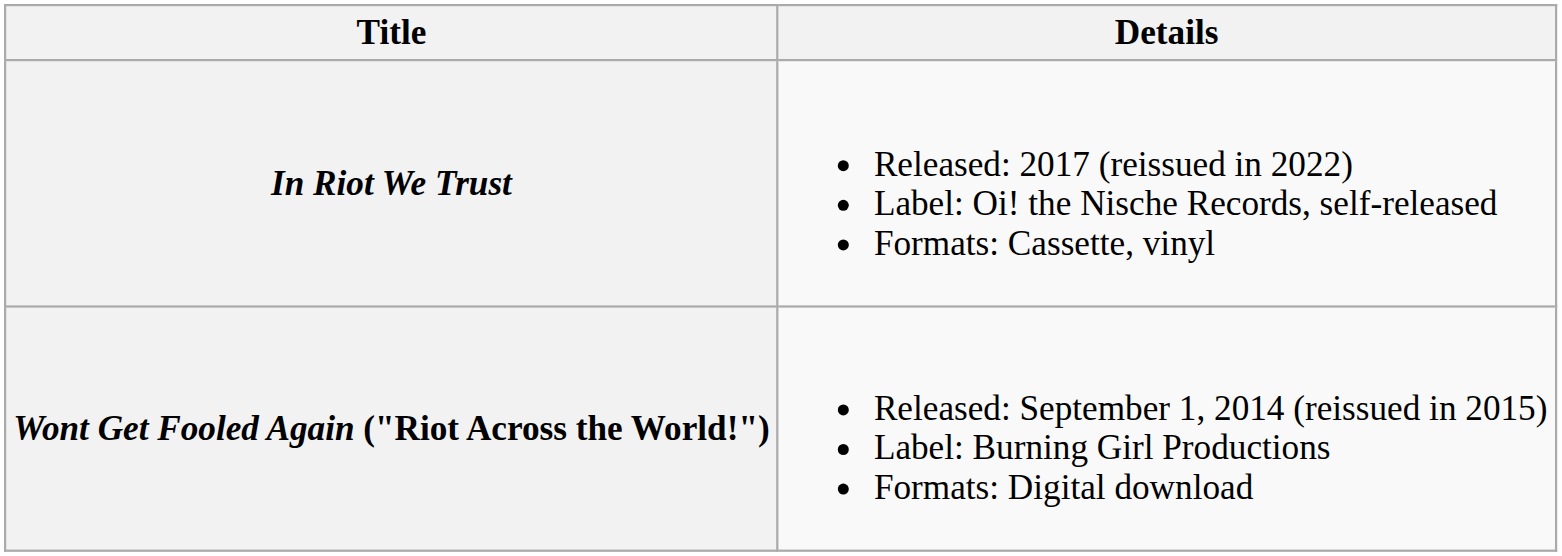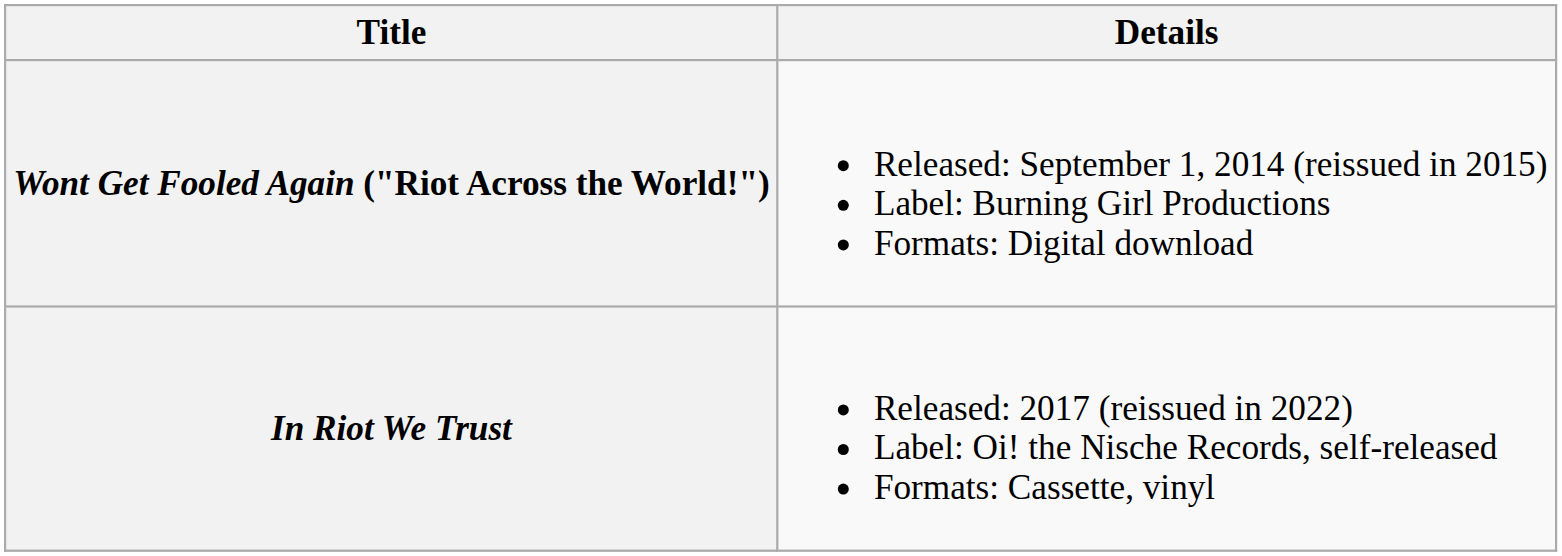rows swapped: (391, 427) <-> (391, 182)
